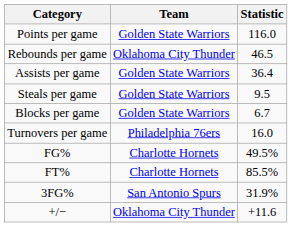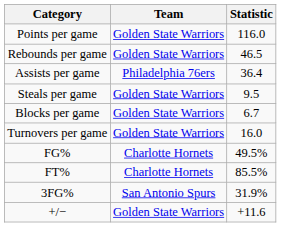(174, 53) Oklahoma City Thunder -> (169, 53) Golden State Warriors
(174, 73) Golden State Warriors -> (169, 73) Philadelphia 76ers
(174, 133) Philadelphia 76ers -> (169, 133) Golden State Warriors
(174, 212) Oklahoma City Thunder -> (169, 212) Golden State Warriors
